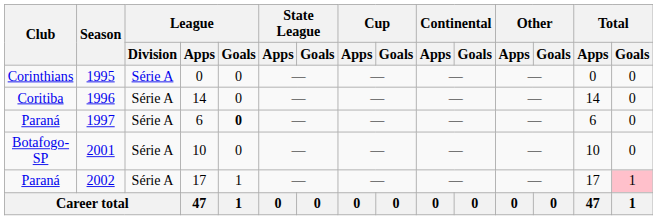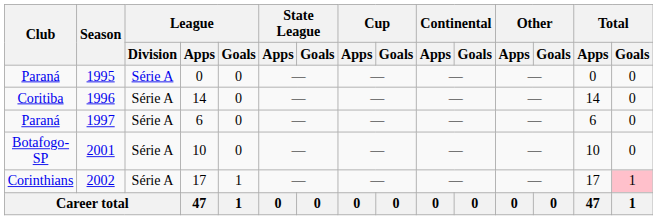(41, 76) Corinthians -> (41, 76) Paraná
(239, 120) bold -> (239, 120) normal
(41, 181) Paraná -> (41, 181) Corinthians
